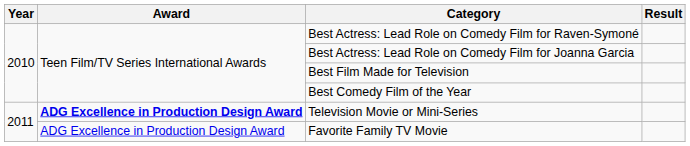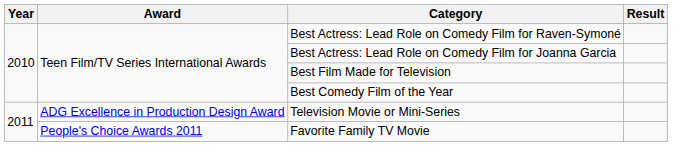(171, 111) bold -> (162, 111) normal
(162, 131) ADG Excellence in Production Design Award -> (121, 131) People's Choice Awards 2011
